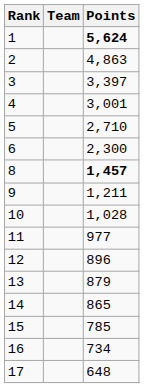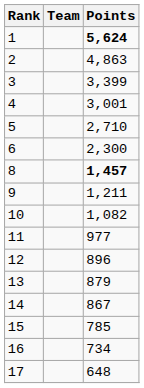(107, 82) 3,397 -> (107, 82) 3,399
(107, 216) 1,028 -> (107, 216) 1,082
(99, 305) 865 -> (99, 305) 867
